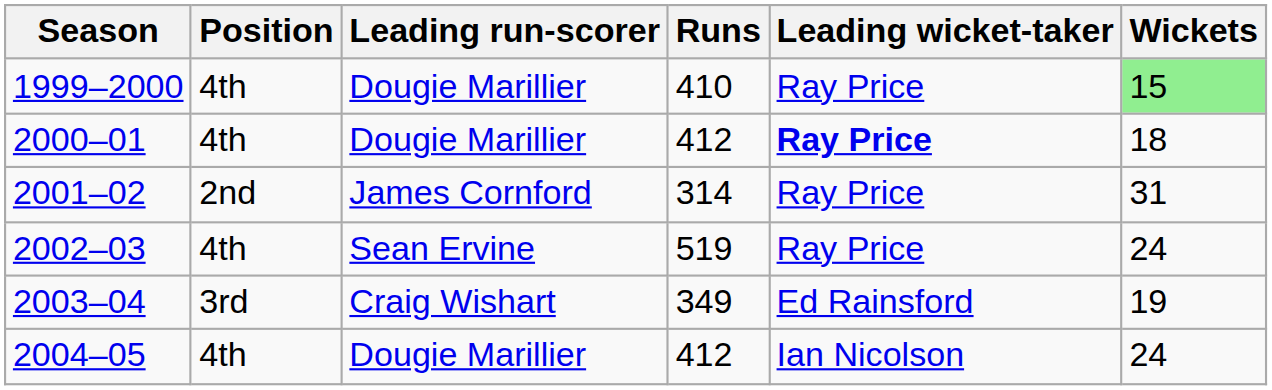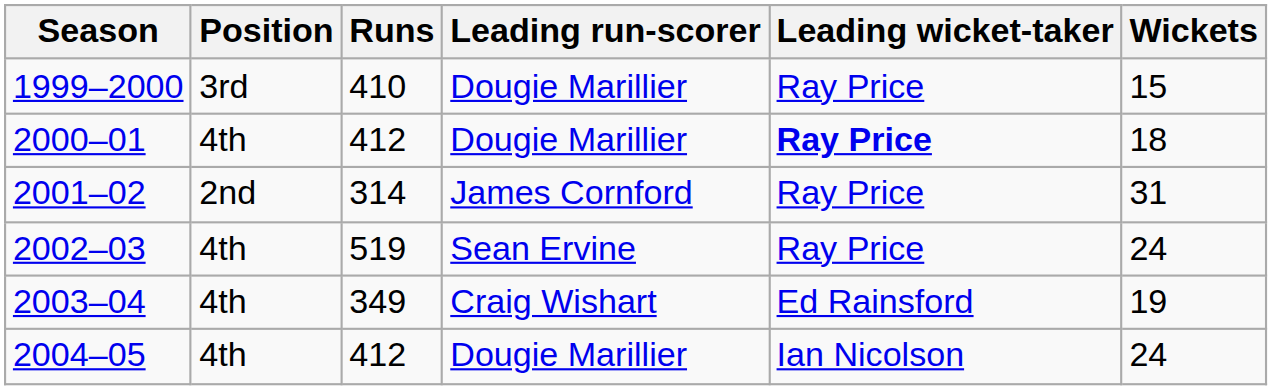columns swapped: (505, 31) <-> (718, 31)
(223, 85) 4th -> (224, 85) 3rd
(1148, 85) lightgreen background -> (1148, 85) no background
(224, 301) 3rd -> (223, 301) 4th
